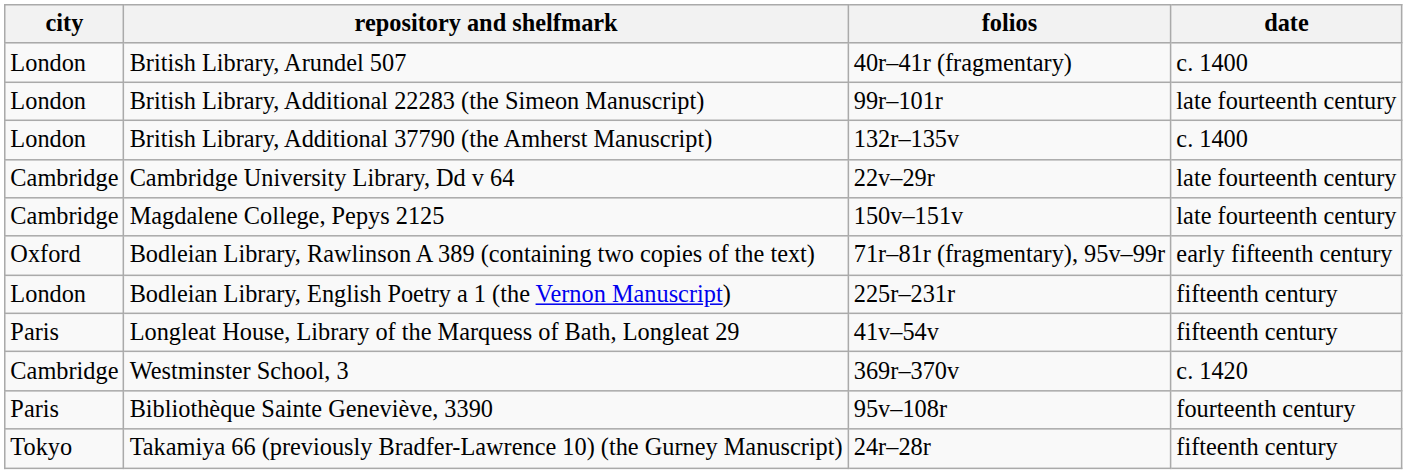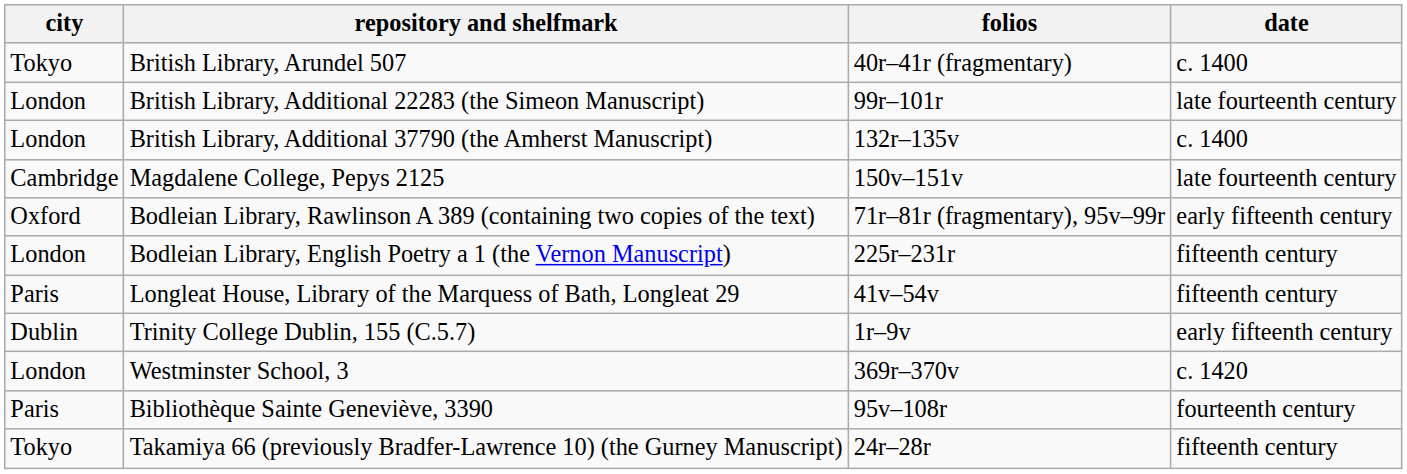(48, 62) London -> (41, 62) Tokyo
- row: (322, 178)
+ row: (302, 332)
(64, 370) Cambridge -> (48, 370) London
